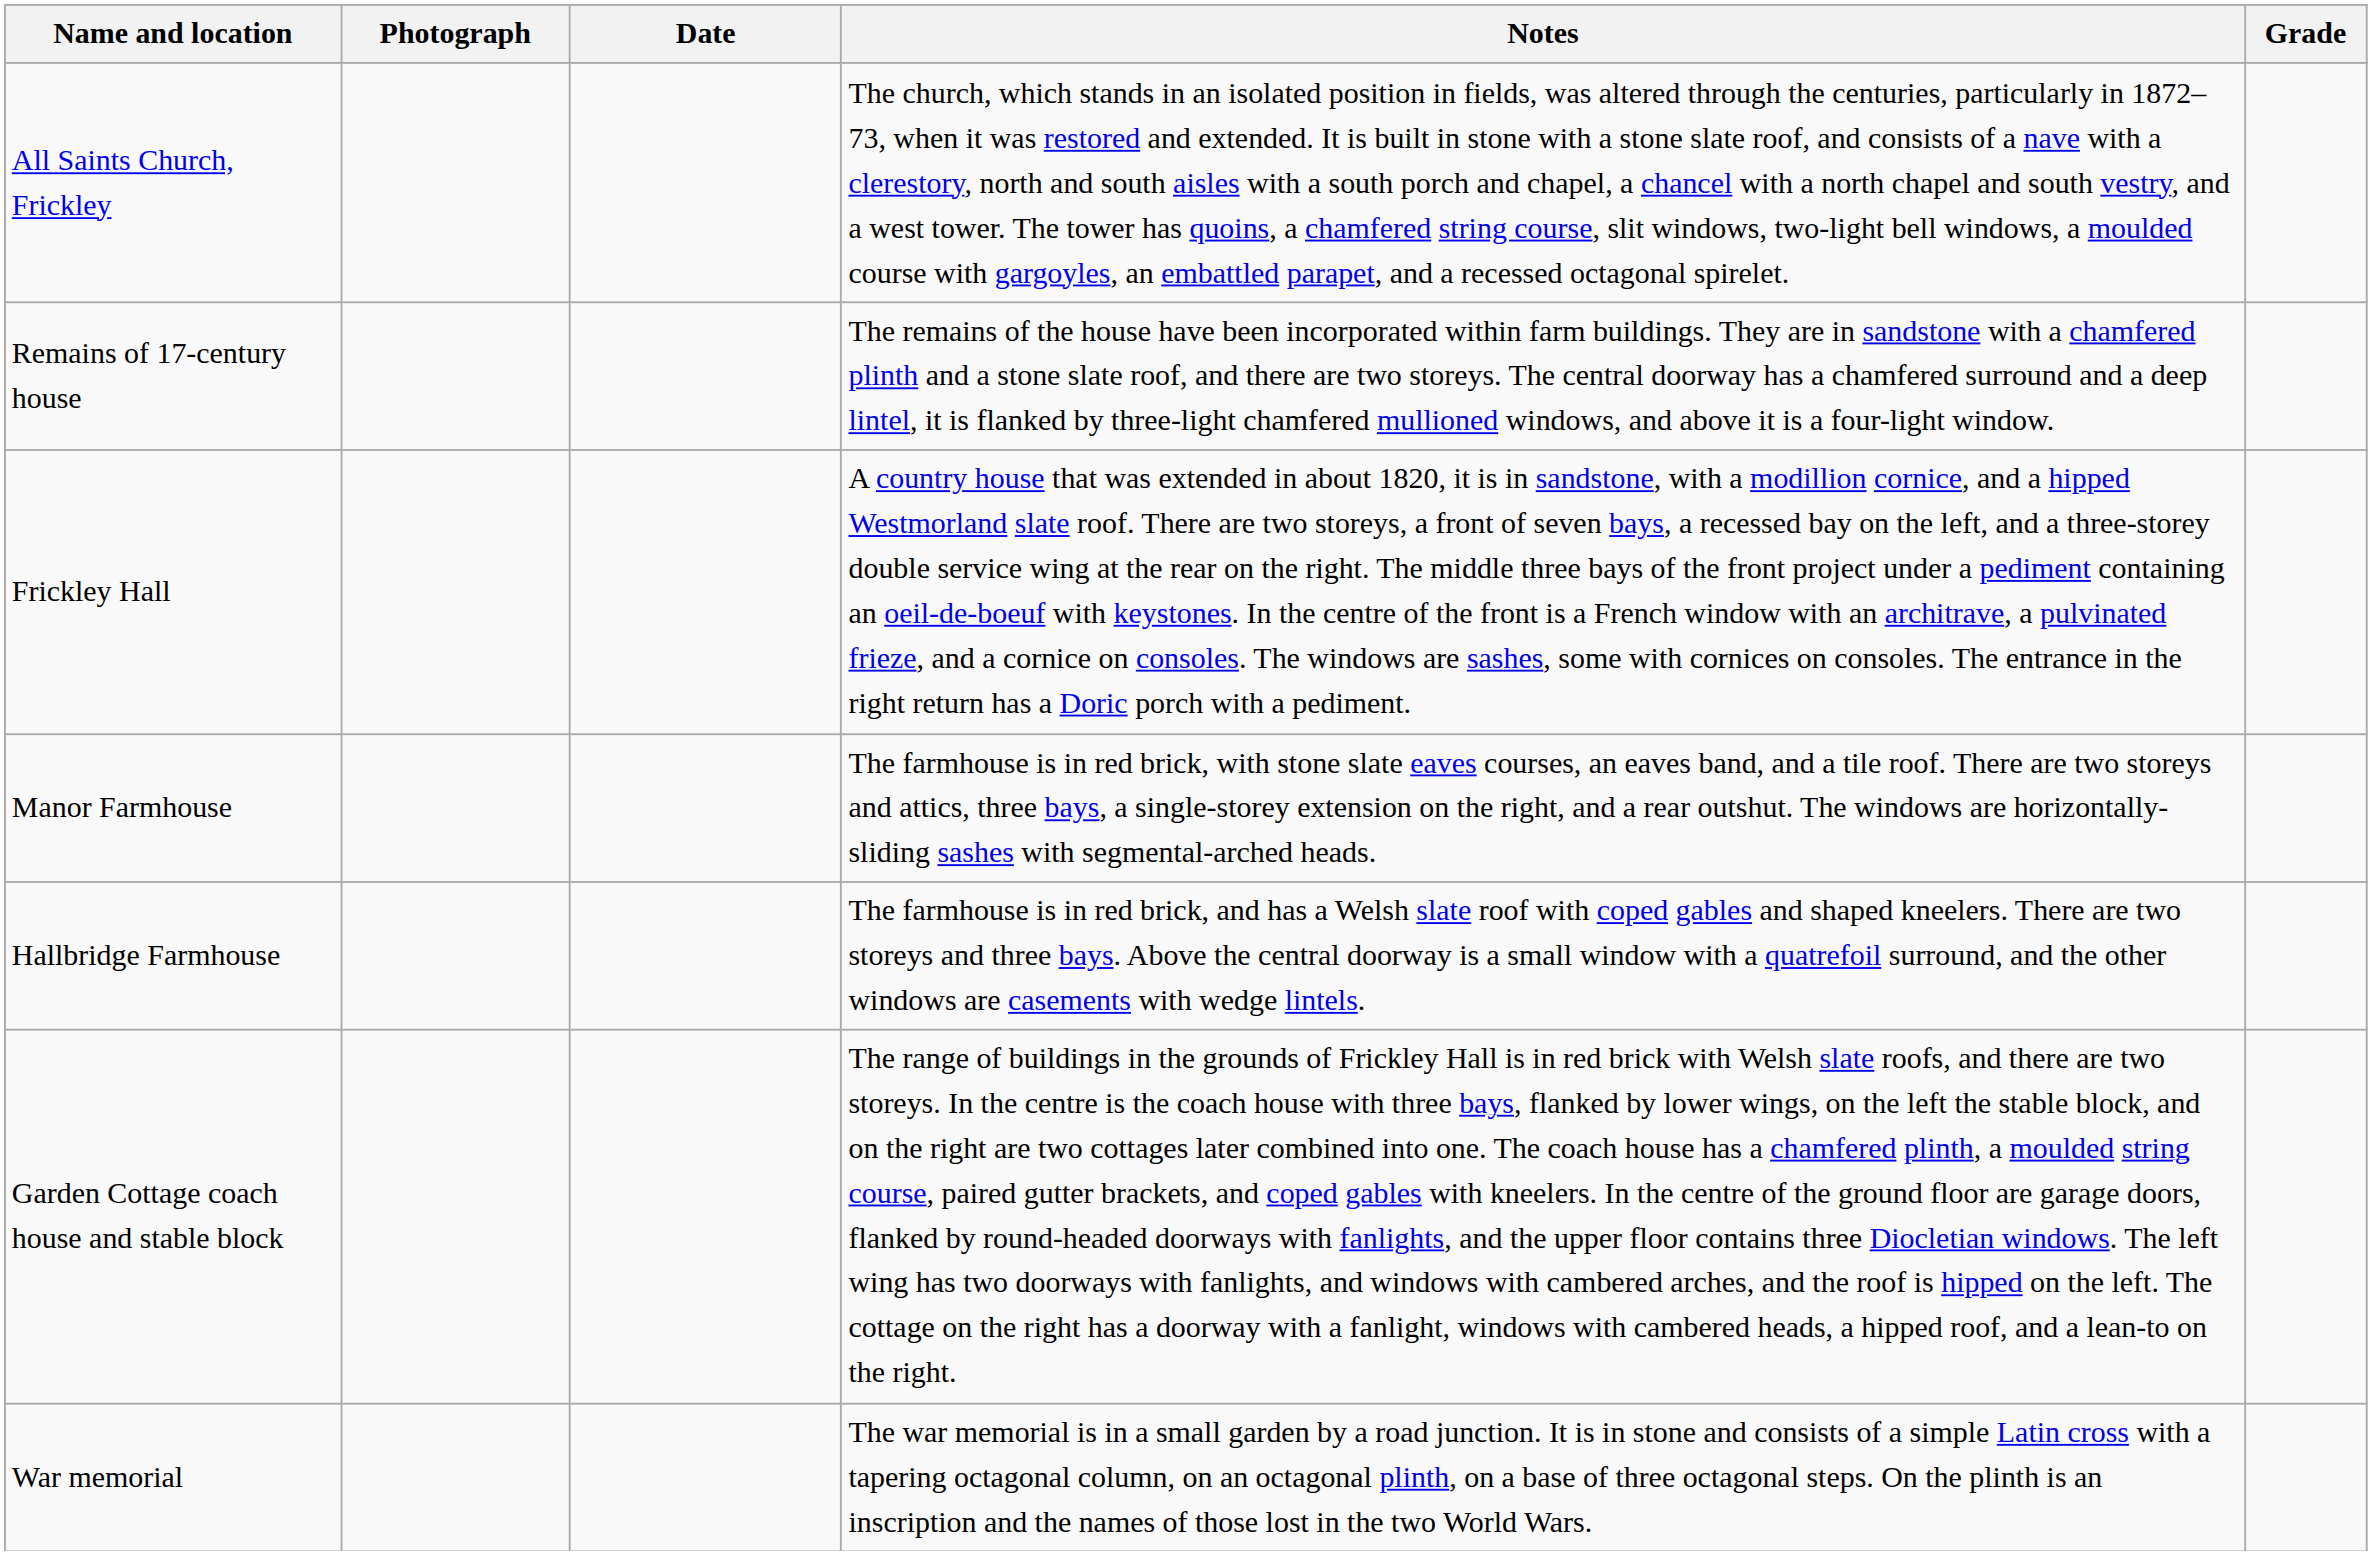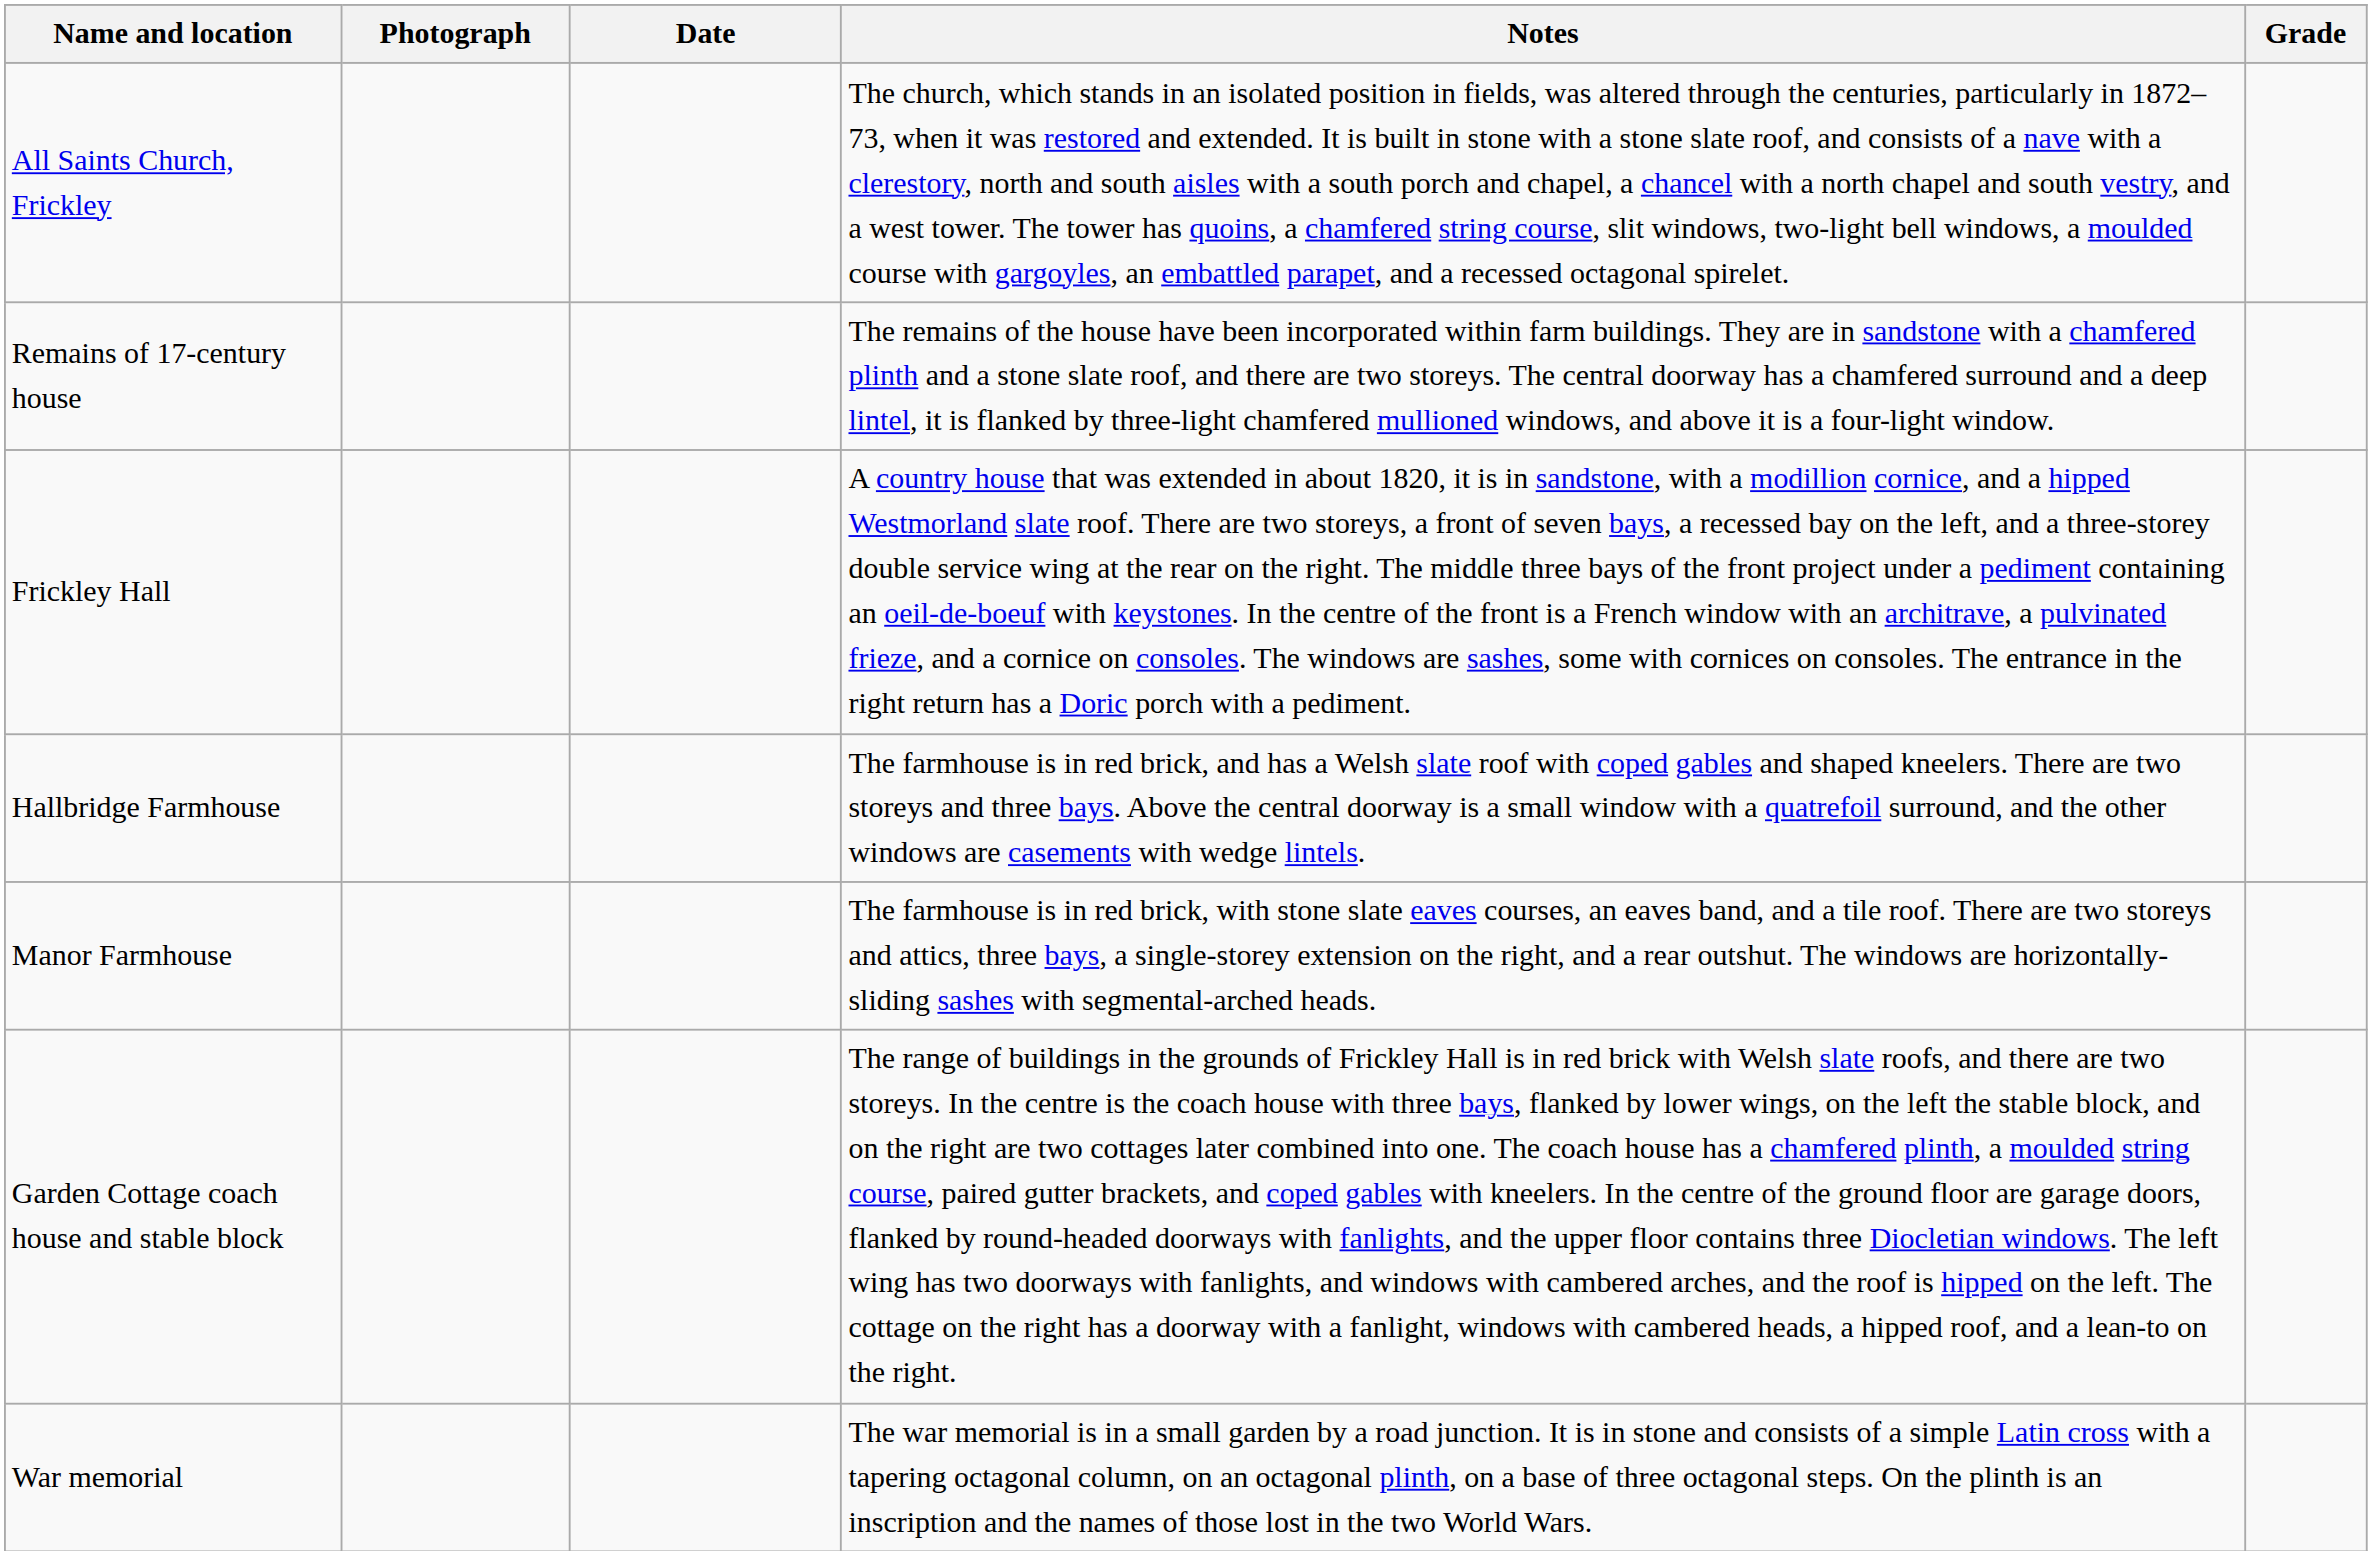rows swapped: (122, 807) <-> (146, 955)
